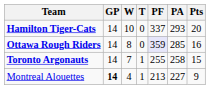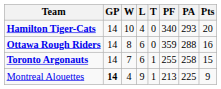+ column: (142, 12)
(158, 28) 337 -> (169, 28) 340
(158, 44) lavender background -> (169, 44) no background
(177, 44) 285 -> (189, 44) 288
(177, 76) 227 -> (189, 76) 225
